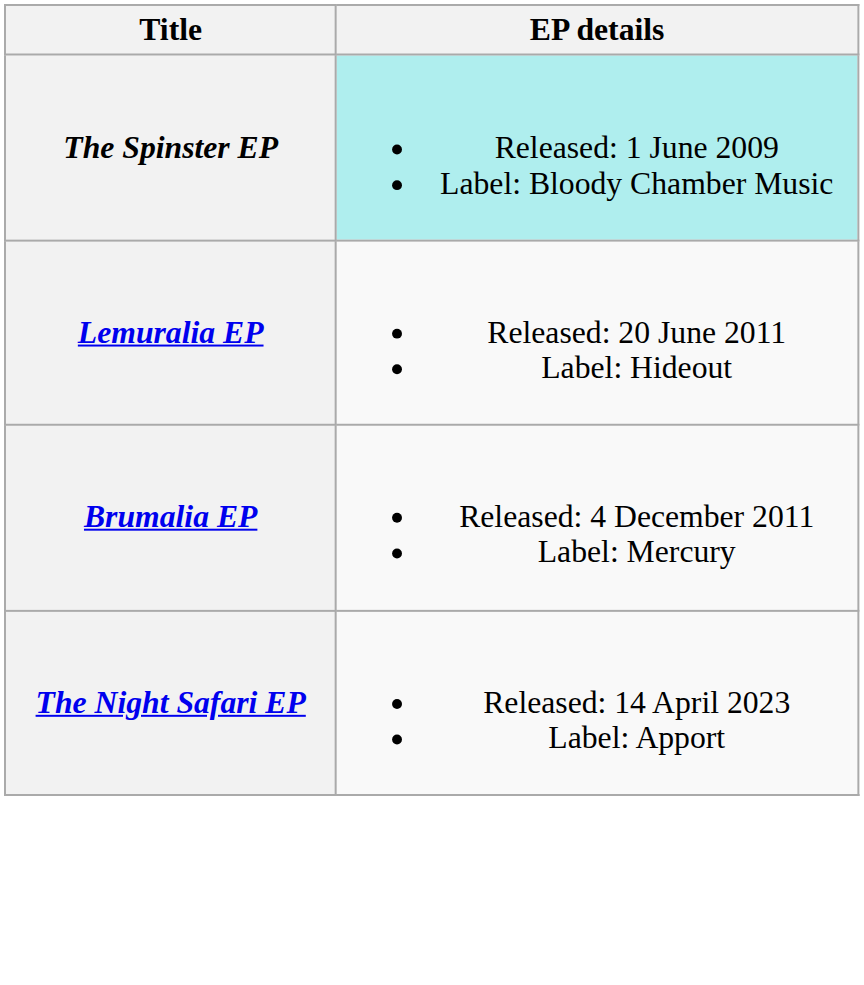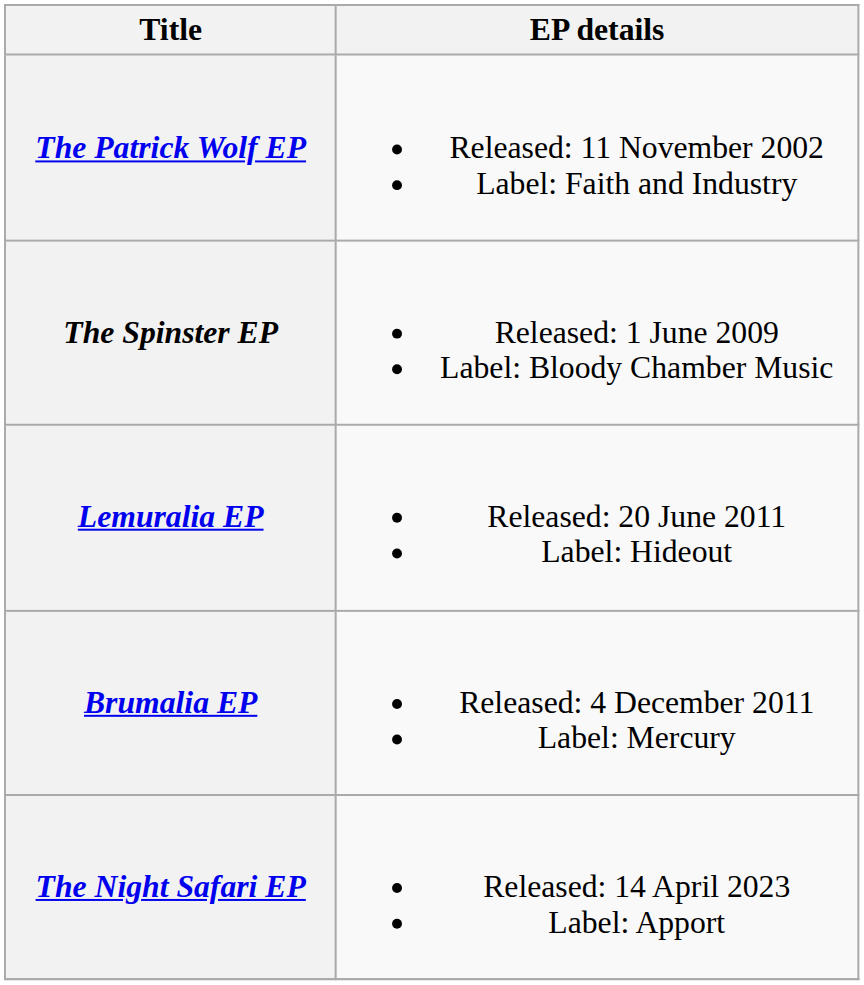+ row: (171, 147)
(597, 165) paleturquoise background -> (597, 350) no background
